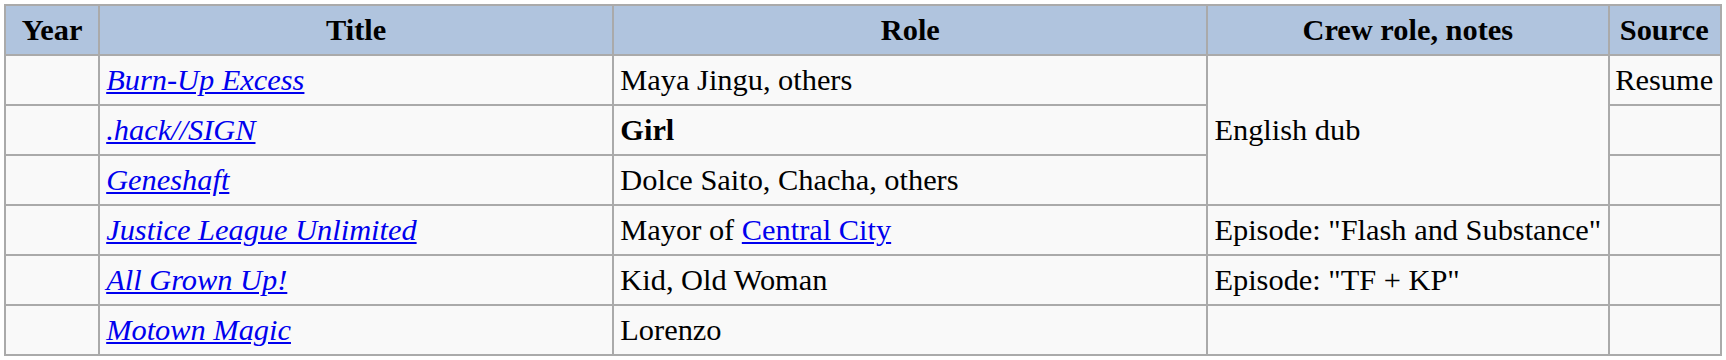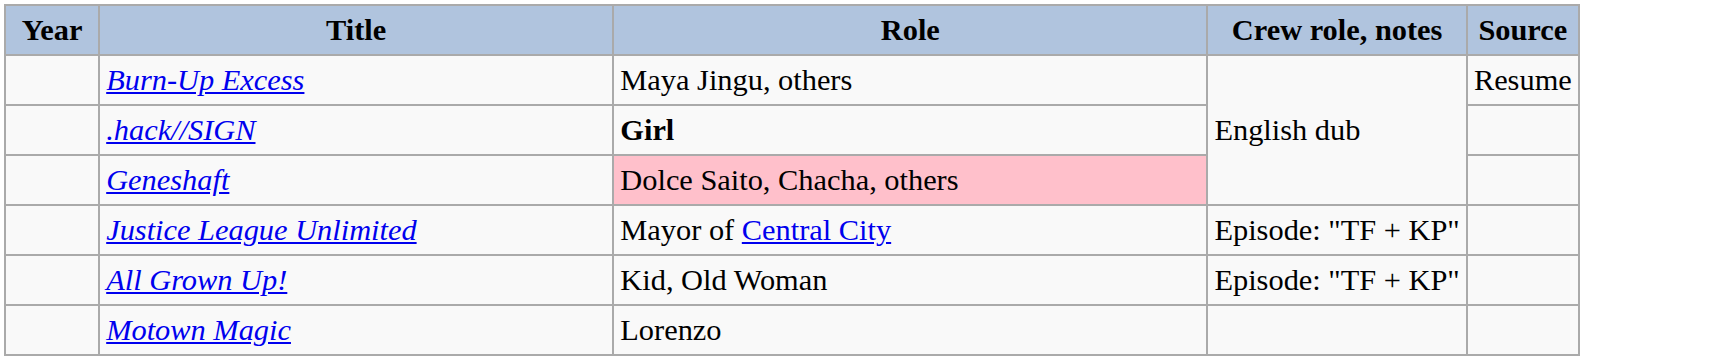(789, 180) no background -> (789, 180) pink background
(1408, 230) Episode: "Flash and Substance" -> (1337, 230) Episode: "TF + KP"
